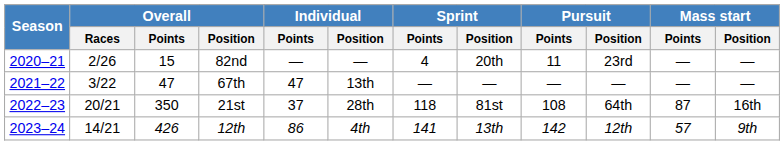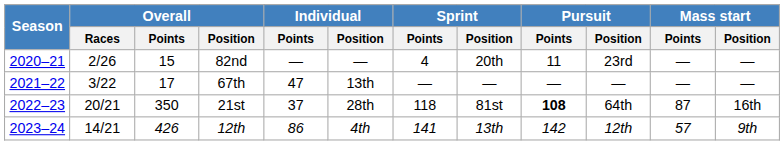(167, 83) 47 -> (167, 83) 17
(554, 105) normal -> (554, 105) bold
